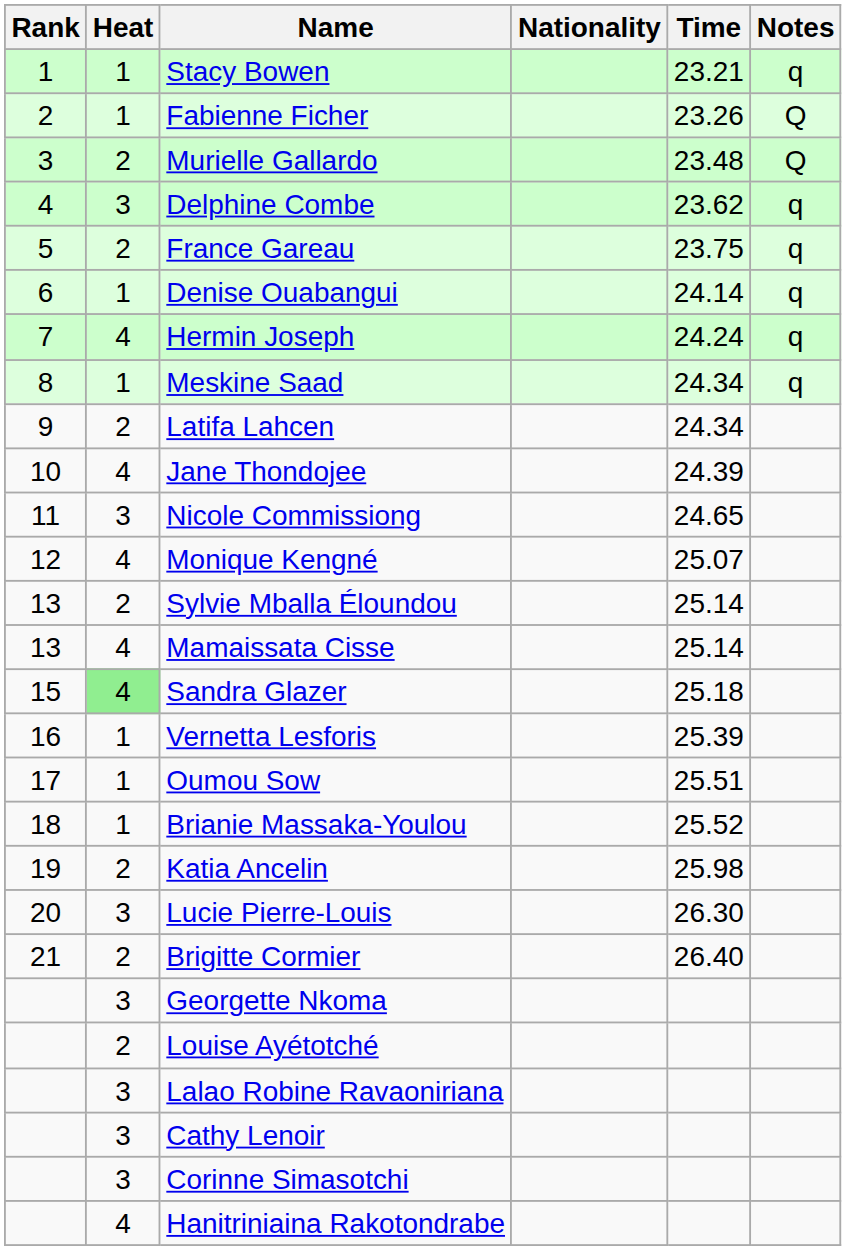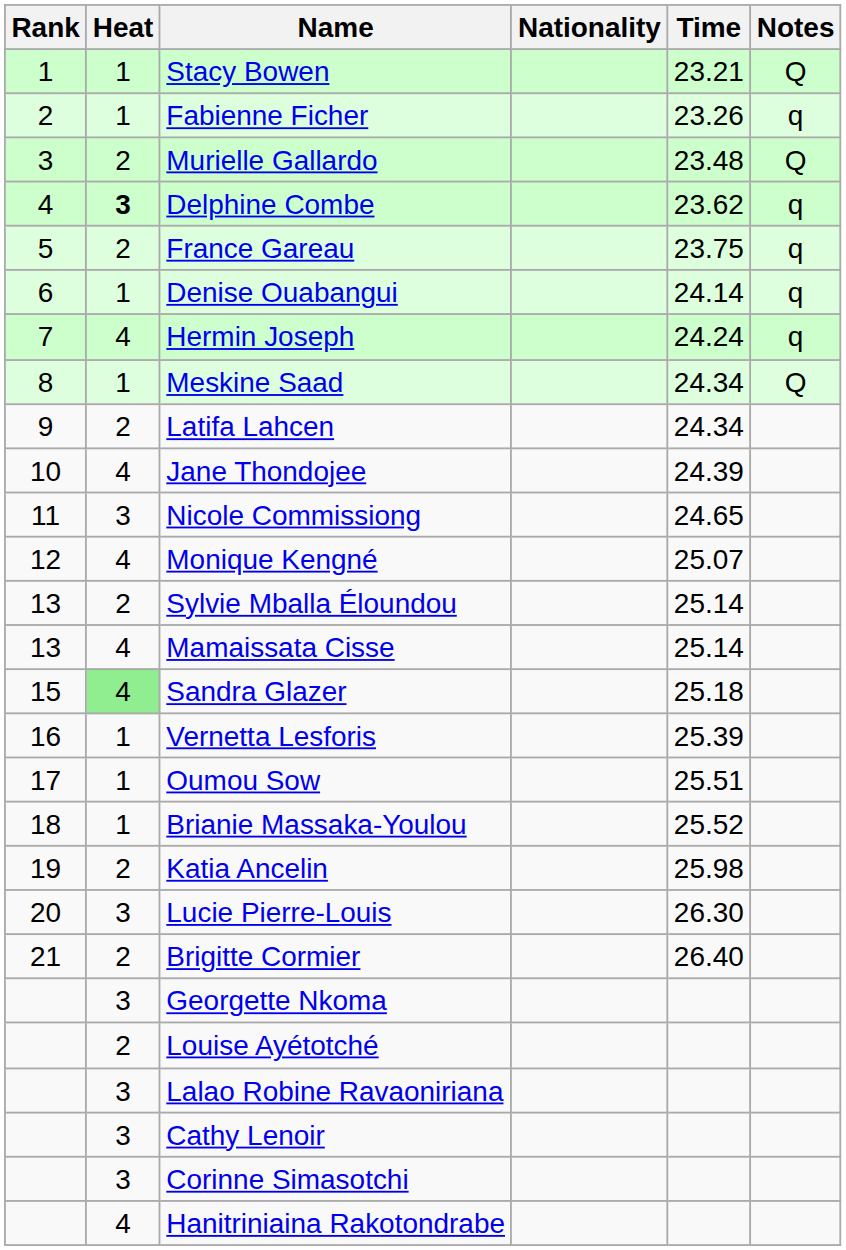(796, 72) q -> (796, 72) Q
(796, 116) Q -> (796, 116) q
(123, 204) normal -> (123, 204) bold
(796, 381) q -> (796, 381) Q
